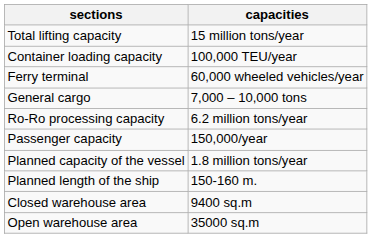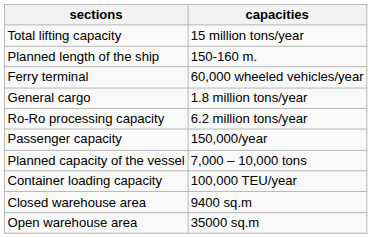rows swapped: (85, 56) <-> (83, 181)
(249, 98) 7,000 – 10,000 tons -> (249, 98) 1.8 million tons/year
(249, 160) 1.8 million tons/year -> (249, 160) 7,000 – 10,000 tons
